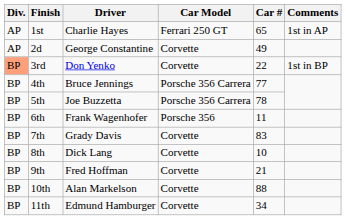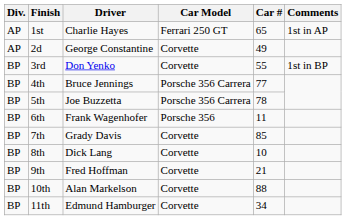(14, 65) lightsalmon background -> (14, 65) no background
(261, 65) 22 -> (261, 65) 55
(261, 135) 83 -> (261, 135) 85
